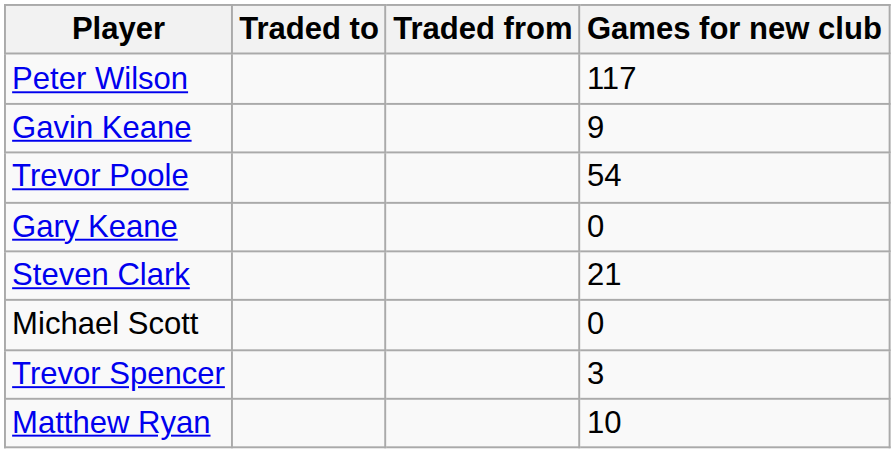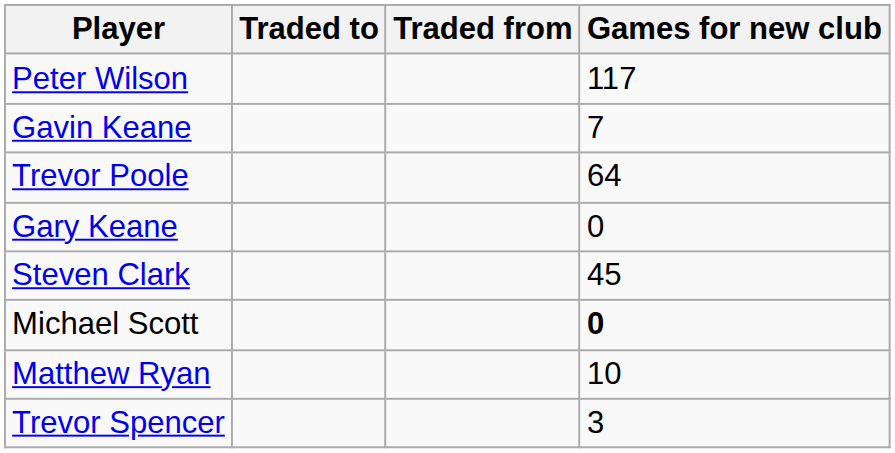(596, 127) 9 -> (596, 127) 7
(604, 176) 54 -> (604, 176) 64
(604, 275) 21 -> (604, 275) 45
(596, 324) normal -> (596, 324) bold
rows swapped: (119, 373) <-> (111, 422)
